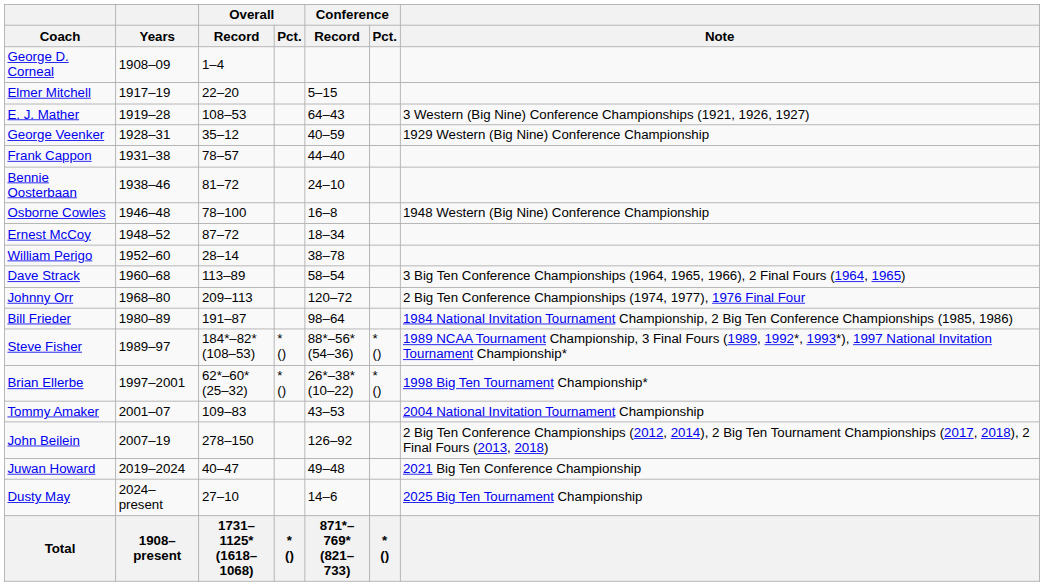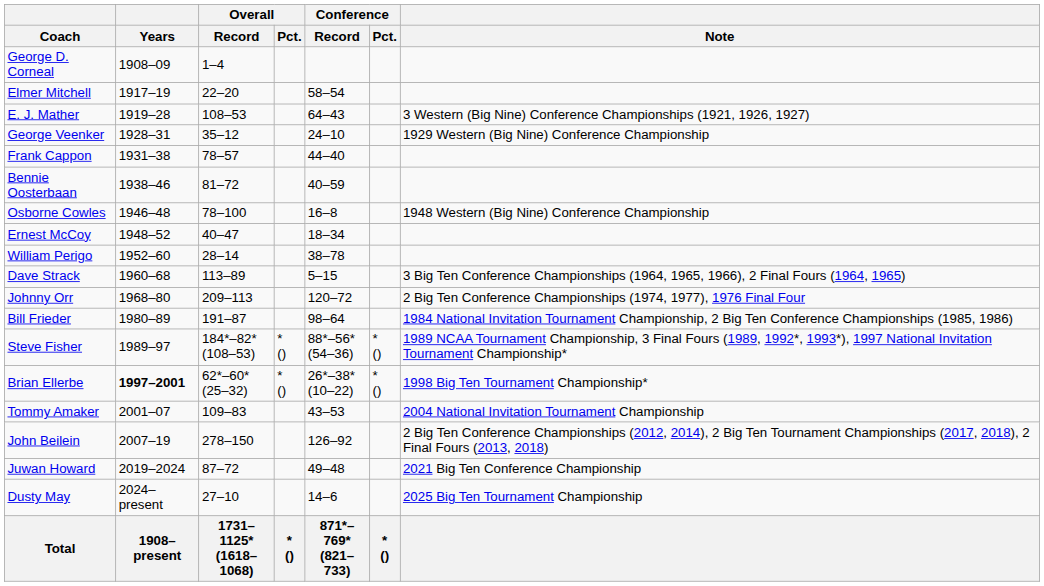(322, 93) 5–15 -> (326, 93) 58–54
(326, 135) 40–59 -> (326, 135) 24–10
(326, 184) 24–10 -> (326, 184) 40–59
(220, 234) 87–72 -> (220, 234) 40–47
(326, 276) 58–54 -> (322, 276) 5–15
(152, 383) normal -> (152, 383) bold
(220, 468) 40–47 -> (220, 468) 87–72
